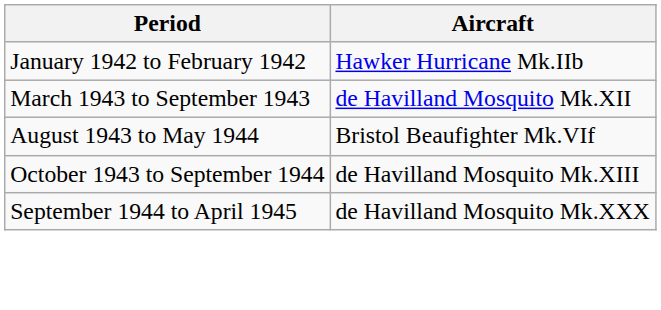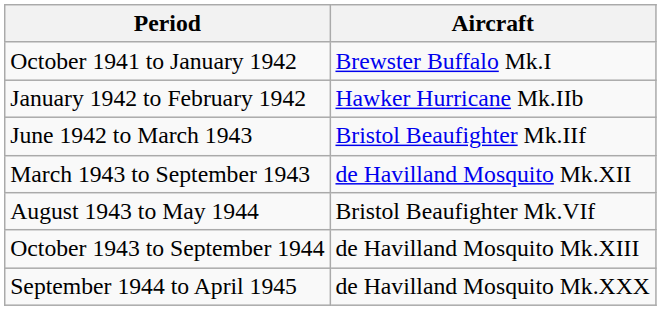+ row: (154, 60)
+ row: (131, 135)
